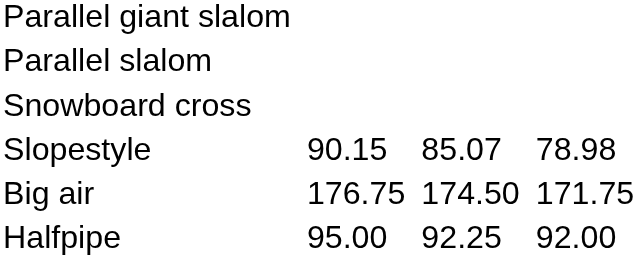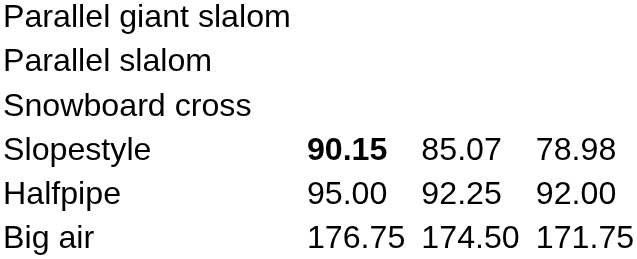(347, 149) normal -> (347, 149) bold
rows swapped: (62, 237) <-> (49, 193)
